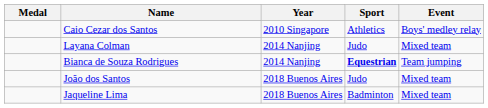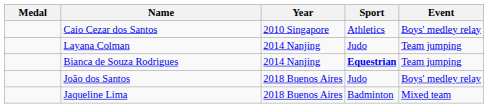(426, 45) Mixed team -> (431, 45) Team jumping
(426, 78) Mixed team -> (441, 78) Boys' medley relay
